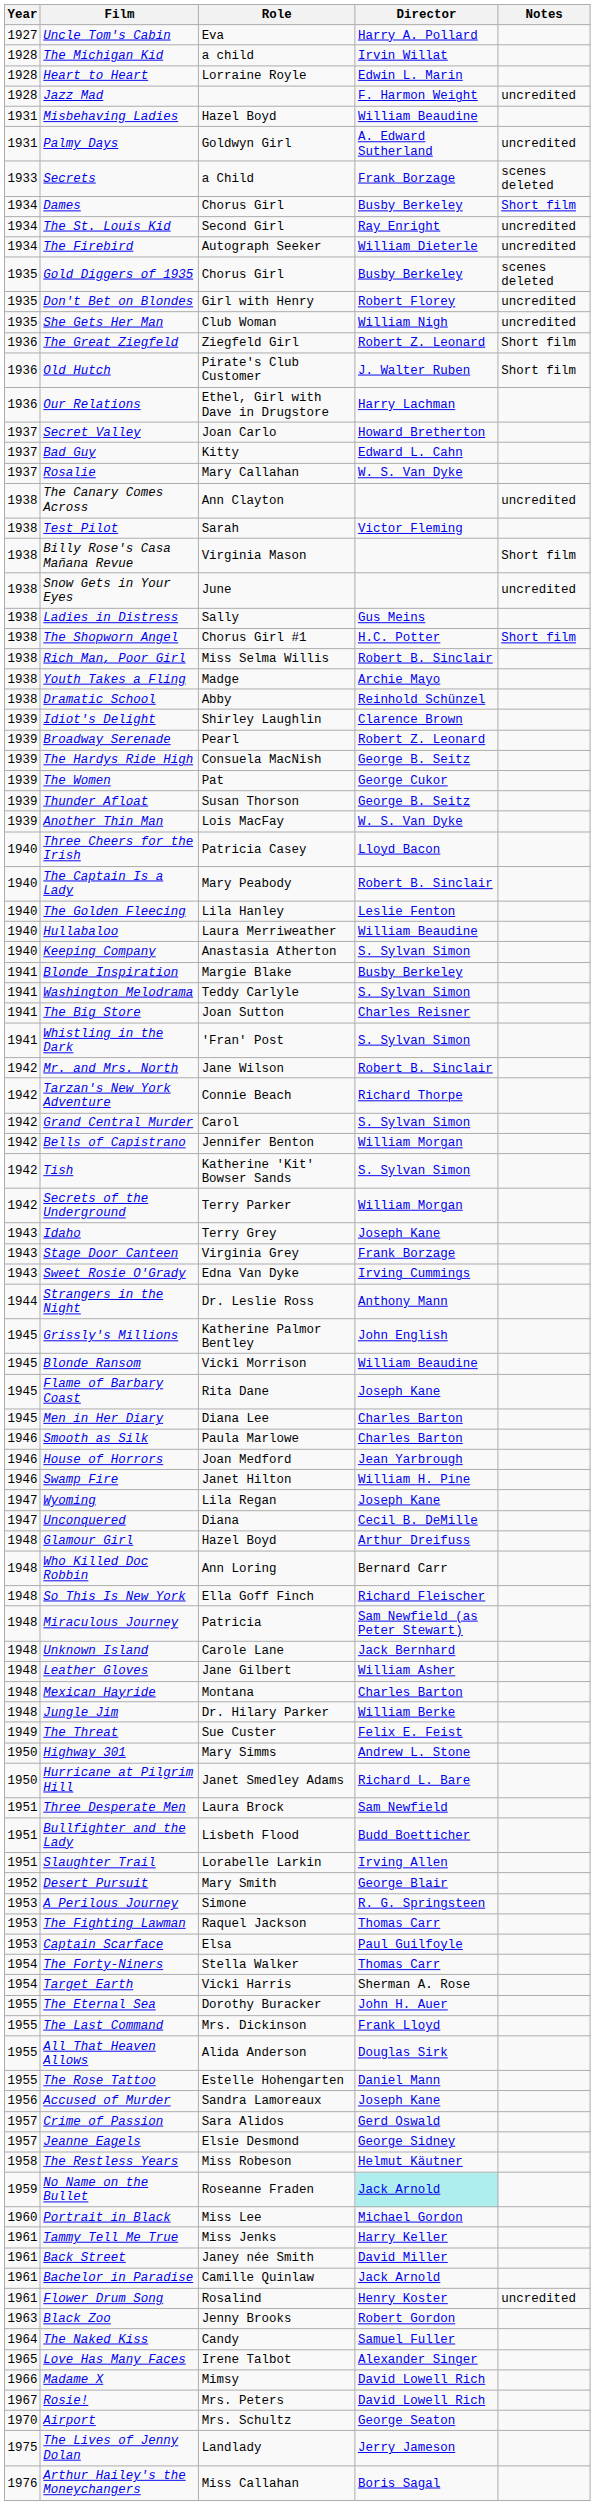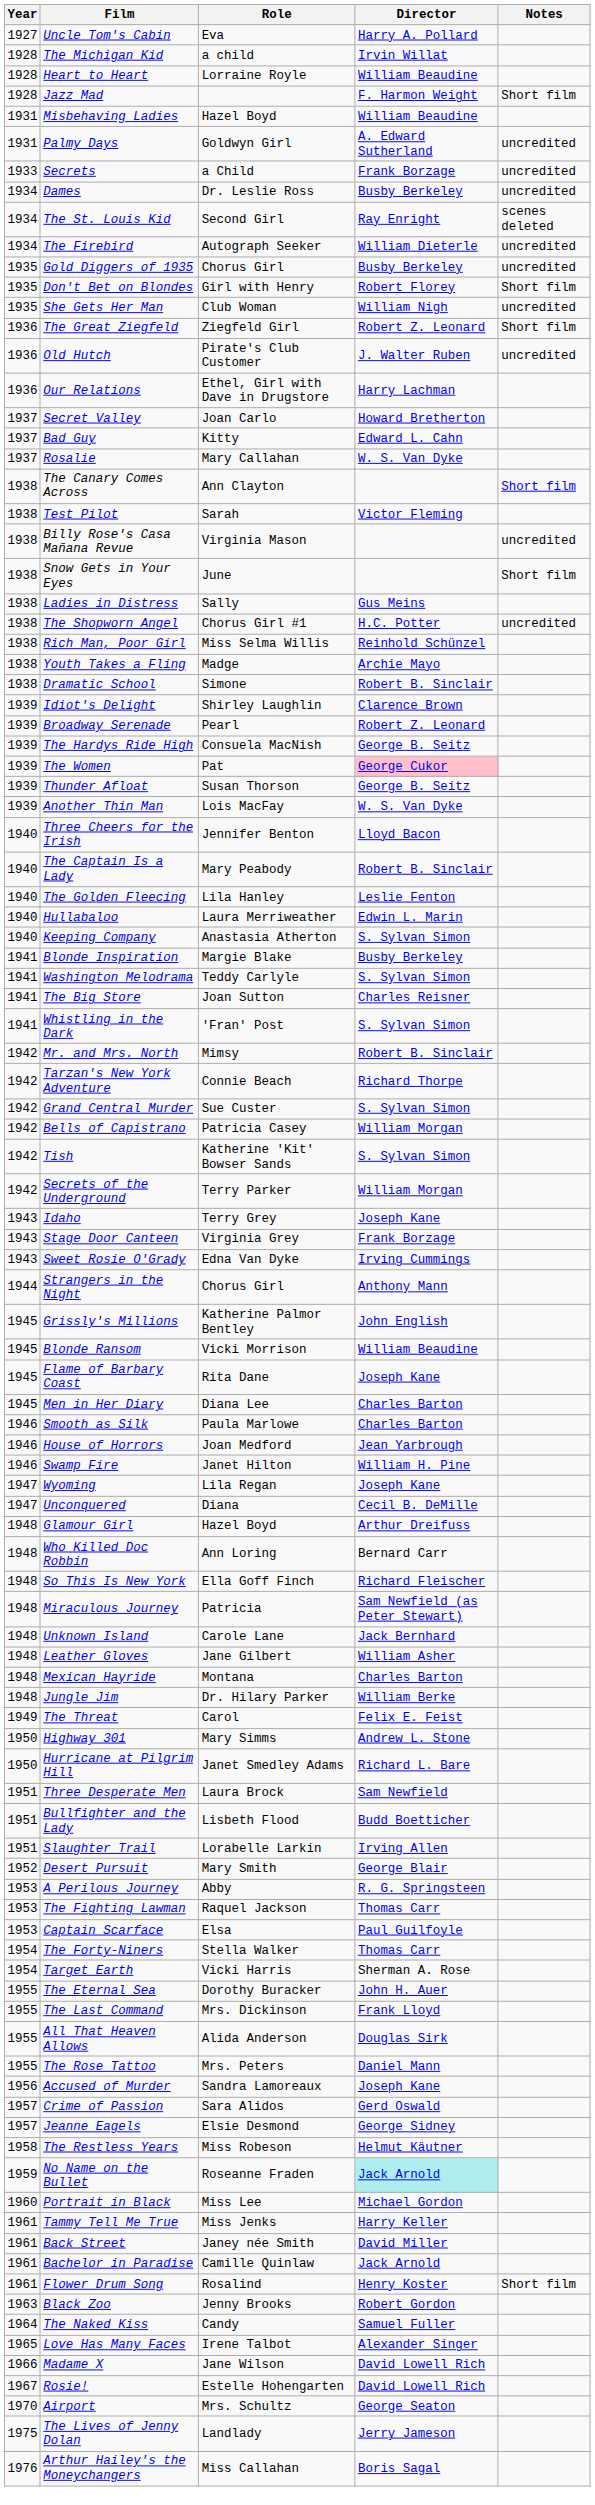(410, 76) Edwin L. Marin -> (418, 76) William Beaudine
(539, 96) uncredited -> (539, 96) Short film
(527, 179) scenes deleted -> (539, 171) uncredited
(243, 206) Chorus Girl -> (258, 192) Dr. Leslie Ross
(539, 206) Short film -> (539, 192) uncredited
(539, 227) uncredited -> (527, 219) scenes deleted
(527, 274) scenes deleted -> (539, 267) uncredited
(539, 302) uncredited -> (539, 288) Short film
(539, 370) Short film -> (539, 356) uncredited
(539, 501) uncredited -> (539, 486) Short film
(539, 556) Short film -> (539, 541) uncredited
(539, 590) uncredited -> (539, 576) Short film
(539, 638) Short film -> (539, 624) uncredited
(425, 659) Robert B. Sinclair -> (422, 644) Reinhold Schünzel
(217, 699) Abby -> (224, 685) Simone
(422, 699) Reinhold Schünzel -> (425, 685) Robert B. Sinclair
(403, 781) no background -> (403, 766) pink background
(254, 849) Patricia Casey -> (258, 835) Jennifer Benton
(418, 932) William Beaudine -> (410, 917) Edwin L. Marin
(243, 1068) Jane Wilson -> (220, 1054) Mimsy
(220, 1123) Carol -> (239, 1109) Sue Custer
(258, 1143) Jennifer Benton -> (254, 1129) Patricia Casey
(258, 1301) Dr. Leslie Ross -> (243, 1287) Chorus Girl
(239, 1732) Sue Custer -> (220, 1718) Carol
(224, 1904) Simone -> (217, 1889) Abby
(273, 2081) Estelle Hohengarten -> (243, 2066) Mrs. Peters
(539, 2298) uncredited -> (539, 2284) Short film
(220, 2380) Mimsy -> (243, 2365) Jane Wilson
(243, 2400) Mrs. Peters -> (273, 2386) Estelle Hohengarten
